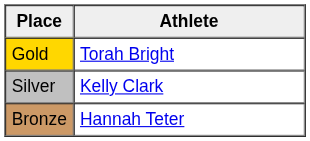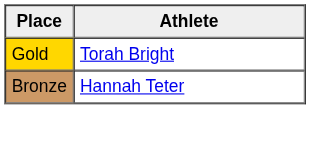- row: (33, 86)
